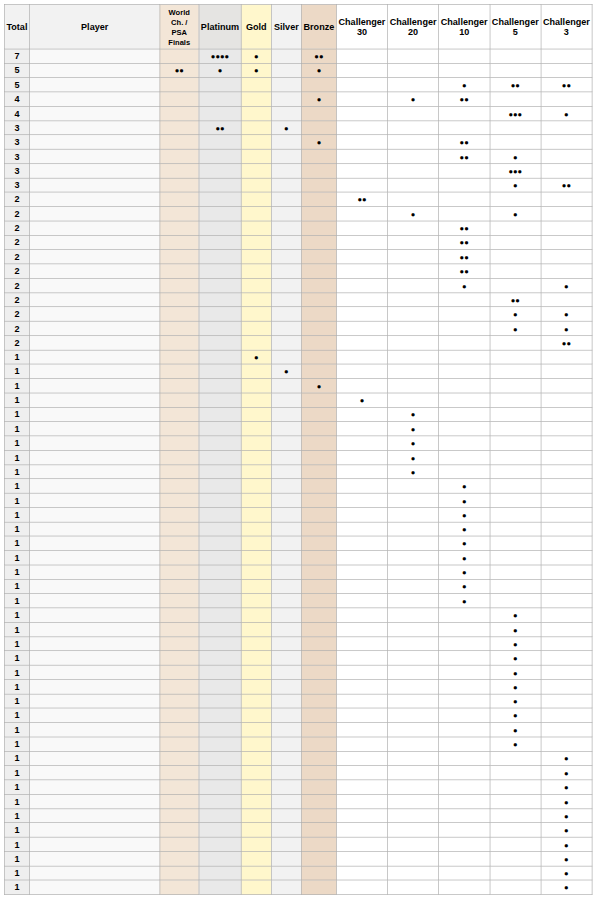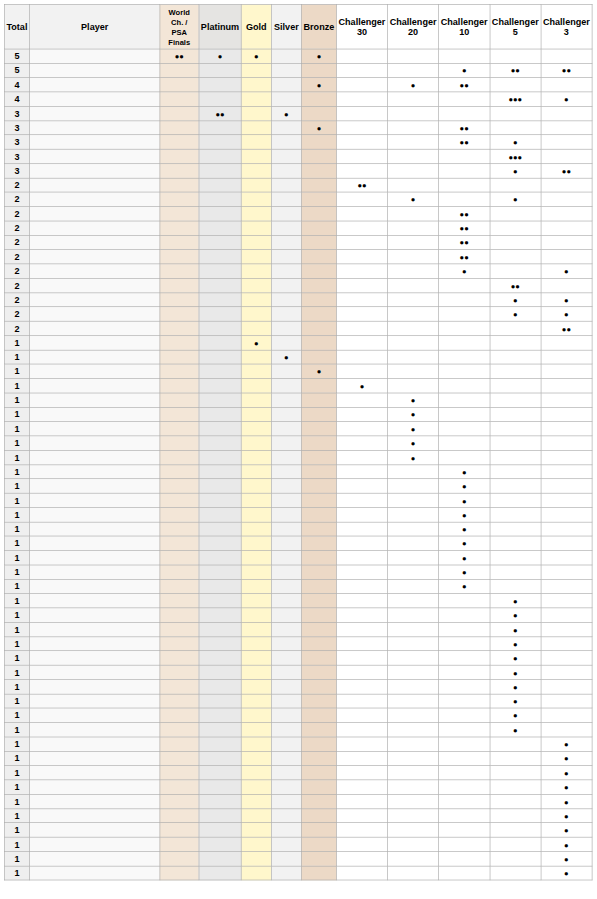- row: (17, 56)
